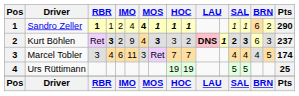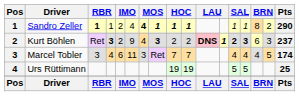(257, 25) 6 -> (257, 25) 8
(174, 40) 3 -> (174, 40) 2
